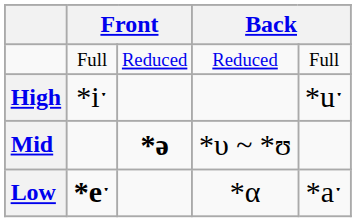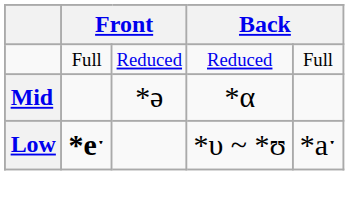- row: (36, 97)
(155, 145) bold -> (149, 97) normal
(245, 145) *υ ~ *ʊ -> (240, 97) *α
(245, 192) *α -> (240, 145) *υ ~ *ʊ
